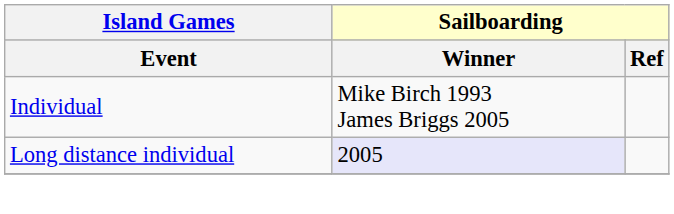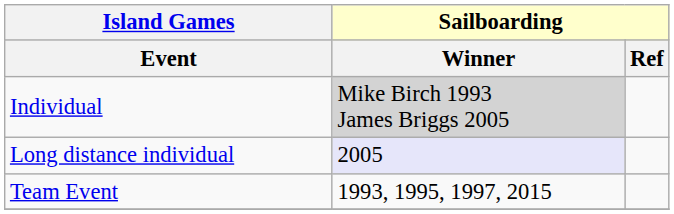(423, 106) no background -> (423, 106) lightgrey background
+ row: (64, 190)
